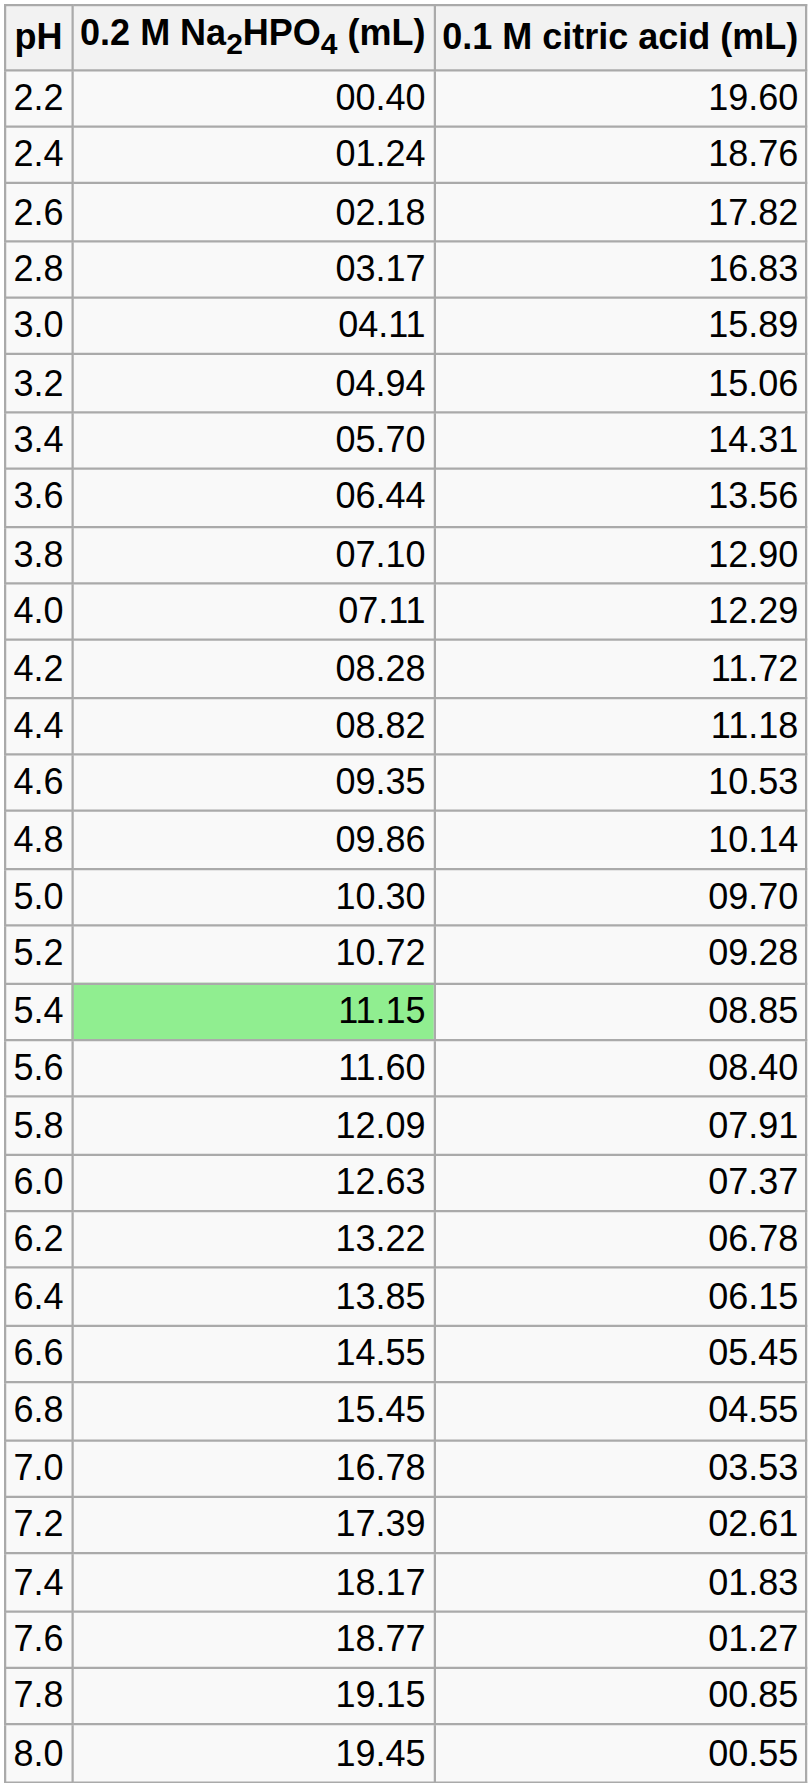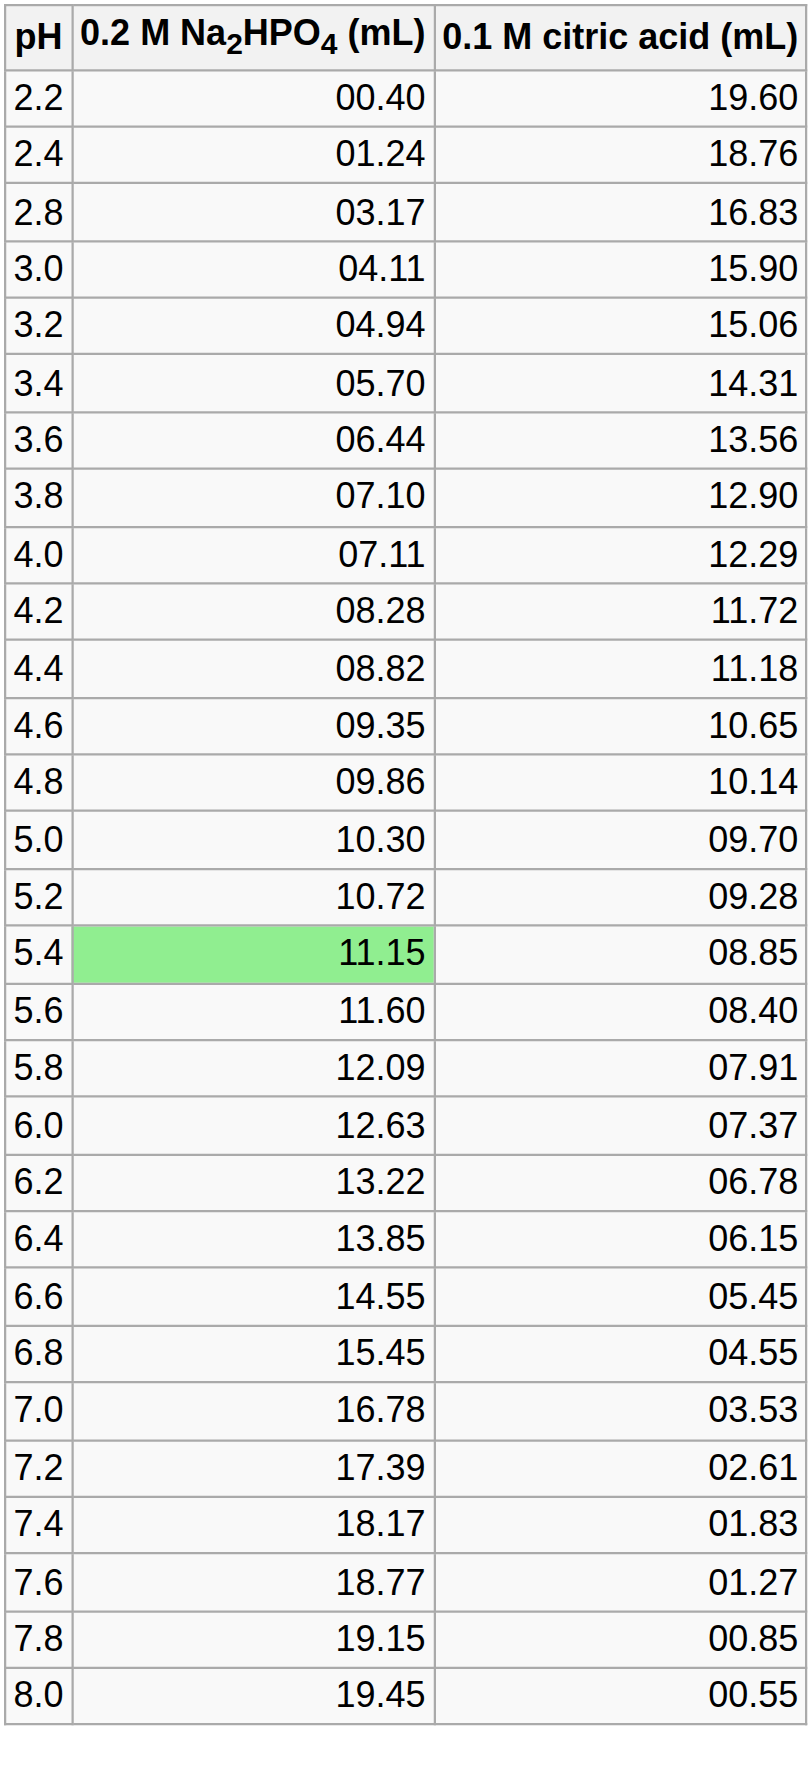- row: (38, 211)
(753, 325) 15.89 -> (753, 268) 15.90
(753, 782) 10.53 -> (753, 725) 10.65
